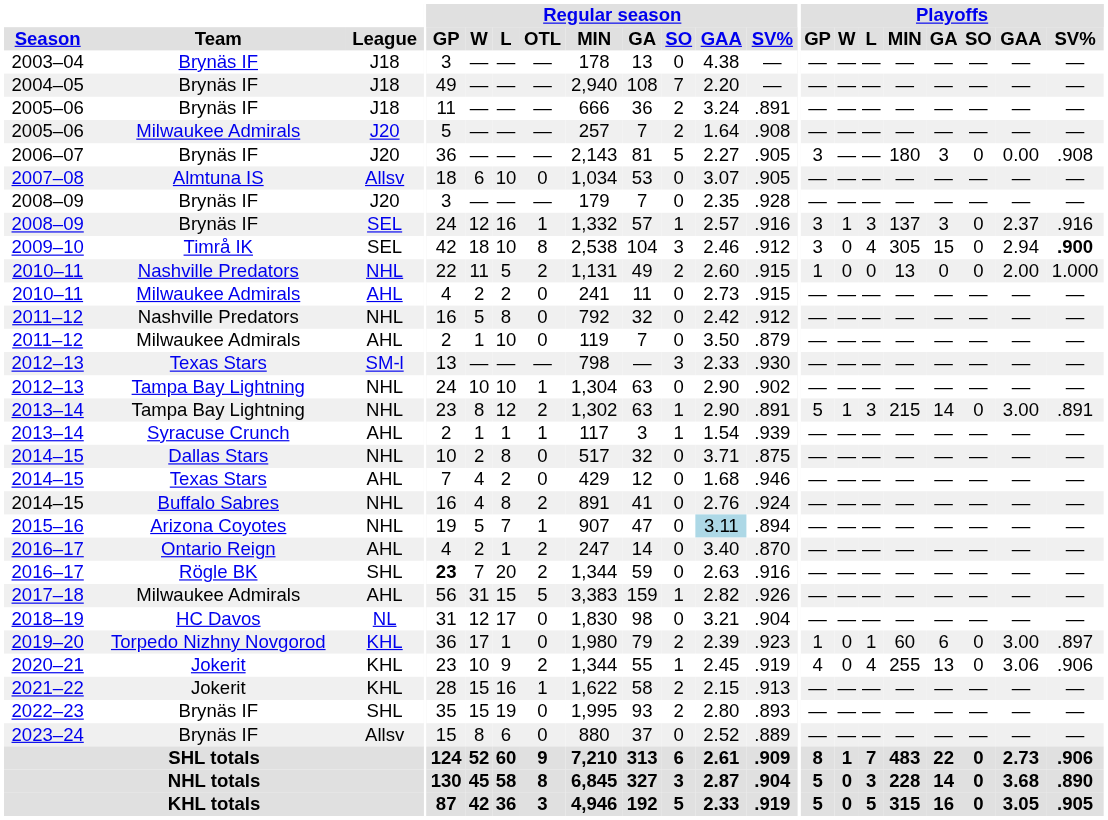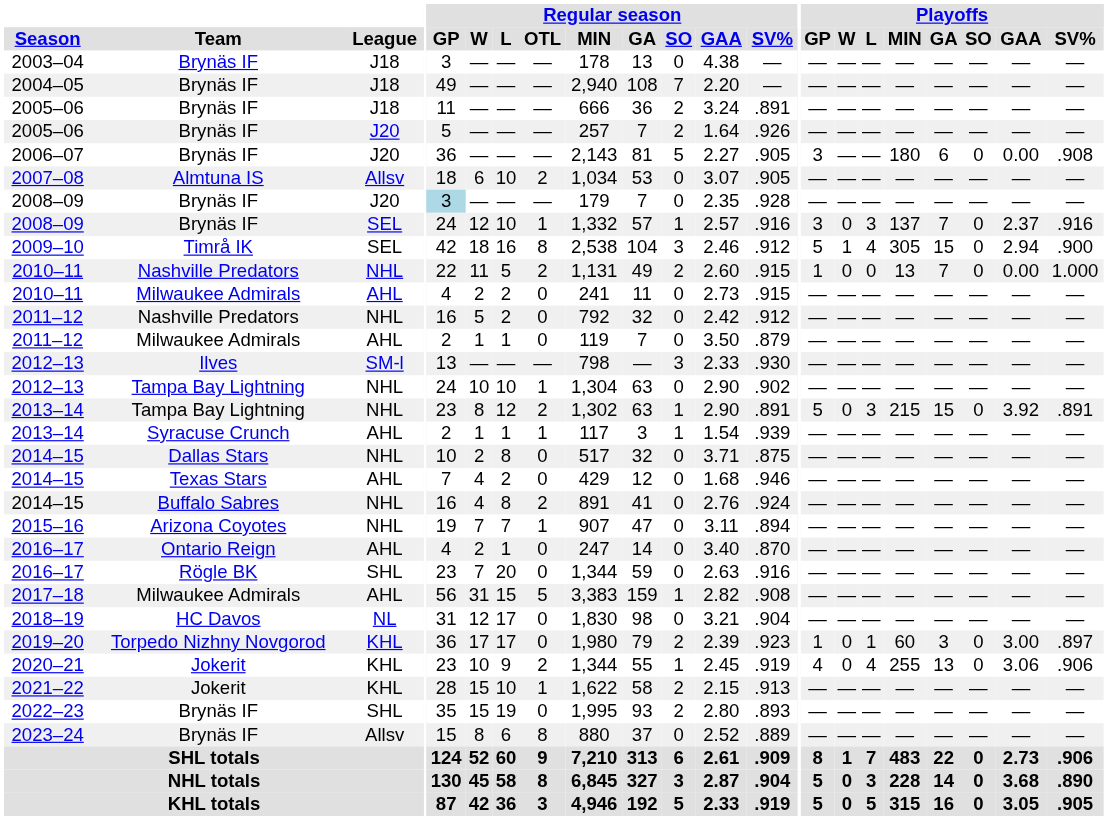(218, 131) Milwaukee Admirals -> (218, 131) Brynäs IF
(772, 131) .908 -> (772, 131) .926
(944, 154) 3 -> (944, 154) 6
(543, 177) 0 -> (543, 177) 2
(446, 201) no background -> (446, 201) lightblue background
(506, 224) 16 -> (506, 224) 10
(847, 224) 1 -> (847, 224) 0
(944, 224) 3 -> (944, 224) 7
(506, 247) 10 -> (506, 247) 16
(818, 247) 3 -> (818, 247) 5
(847, 247) 0 -> (847, 247) 1
(1075, 247) bold -> (1075, 247) normal
(944, 270) 0 -> (944, 270) 7
(1021, 270) 2.00 -> (1021, 270) 0.00
(506, 317) 8 -> (506, 317) 2
(506, 340) 10 -> (506, 340) 1
(218, 363) Texas Stars -> (218, 363) Ilves
(847, 409) 1 -> (847, 409) 0
(944, 409) 14 -> (944, 409) 15
(1021, 409) 3.00 -> (1021, 409) 3.92
(479, 525) 5 -> (479, 525) 7
(721, 525) lightblue background -> (721, 525) no background
(543, 549) 2 -> (543, 549) 0
(446, 572) bold -> (446, 572) normal
(543, 572) 2 -> (543, 572) 0
(772, 595) .926 -> (772, 595) .908
(506, 641) 1 -> (506, 641) 17
(944, 641) 6 -> (944, 641) 3
(506, 688) 16 -> (506, 688) 10
(543, 734) 0 -> (543, 734) 8
